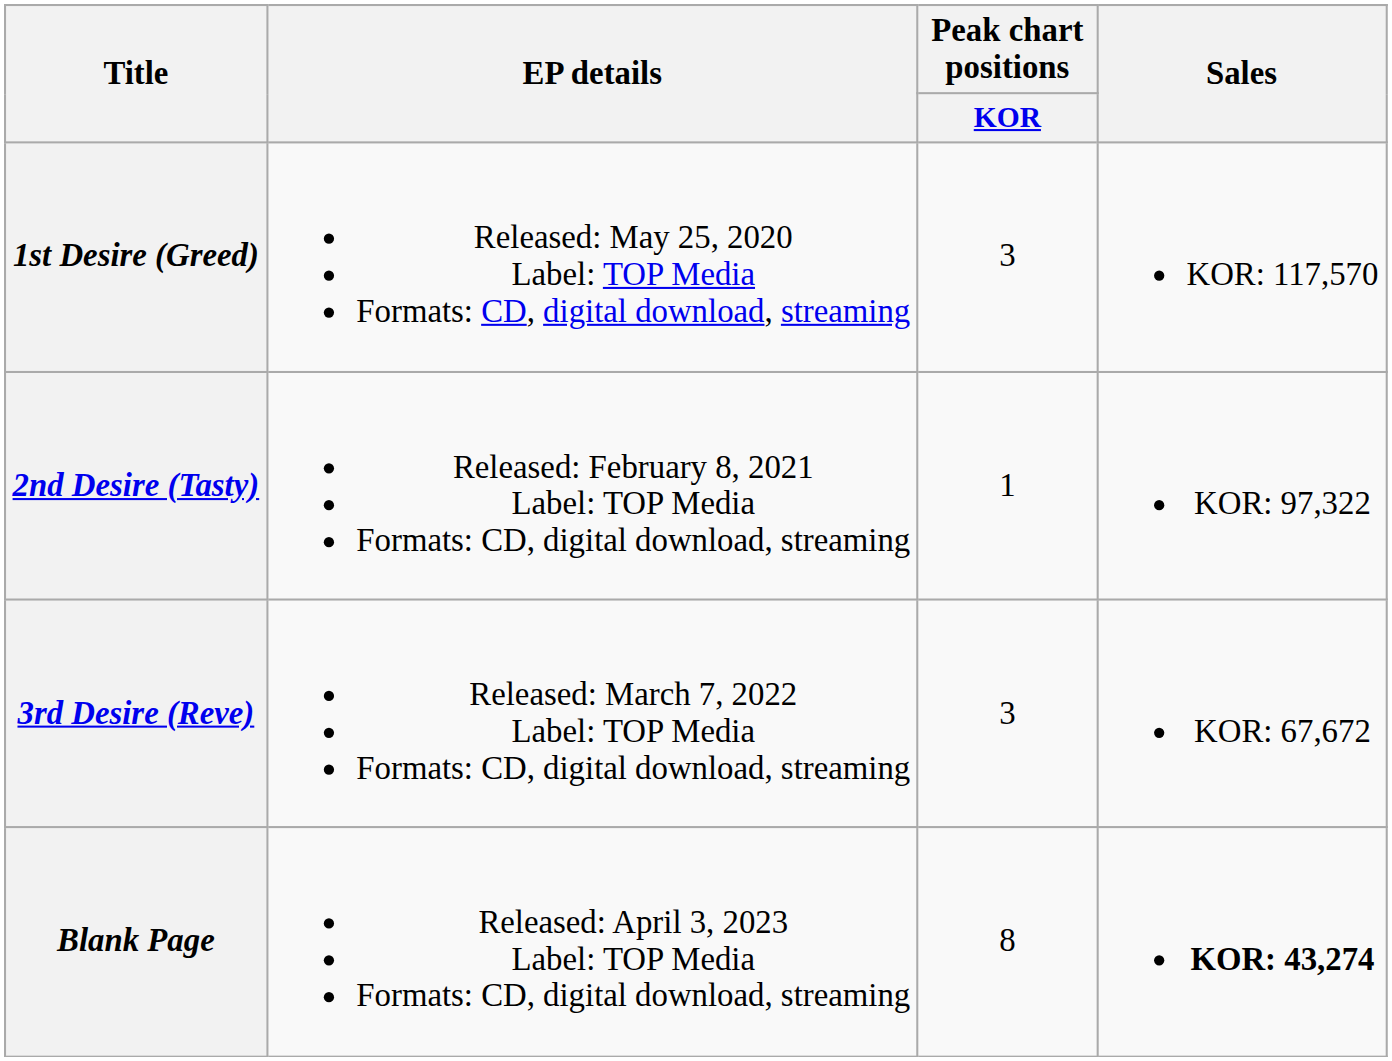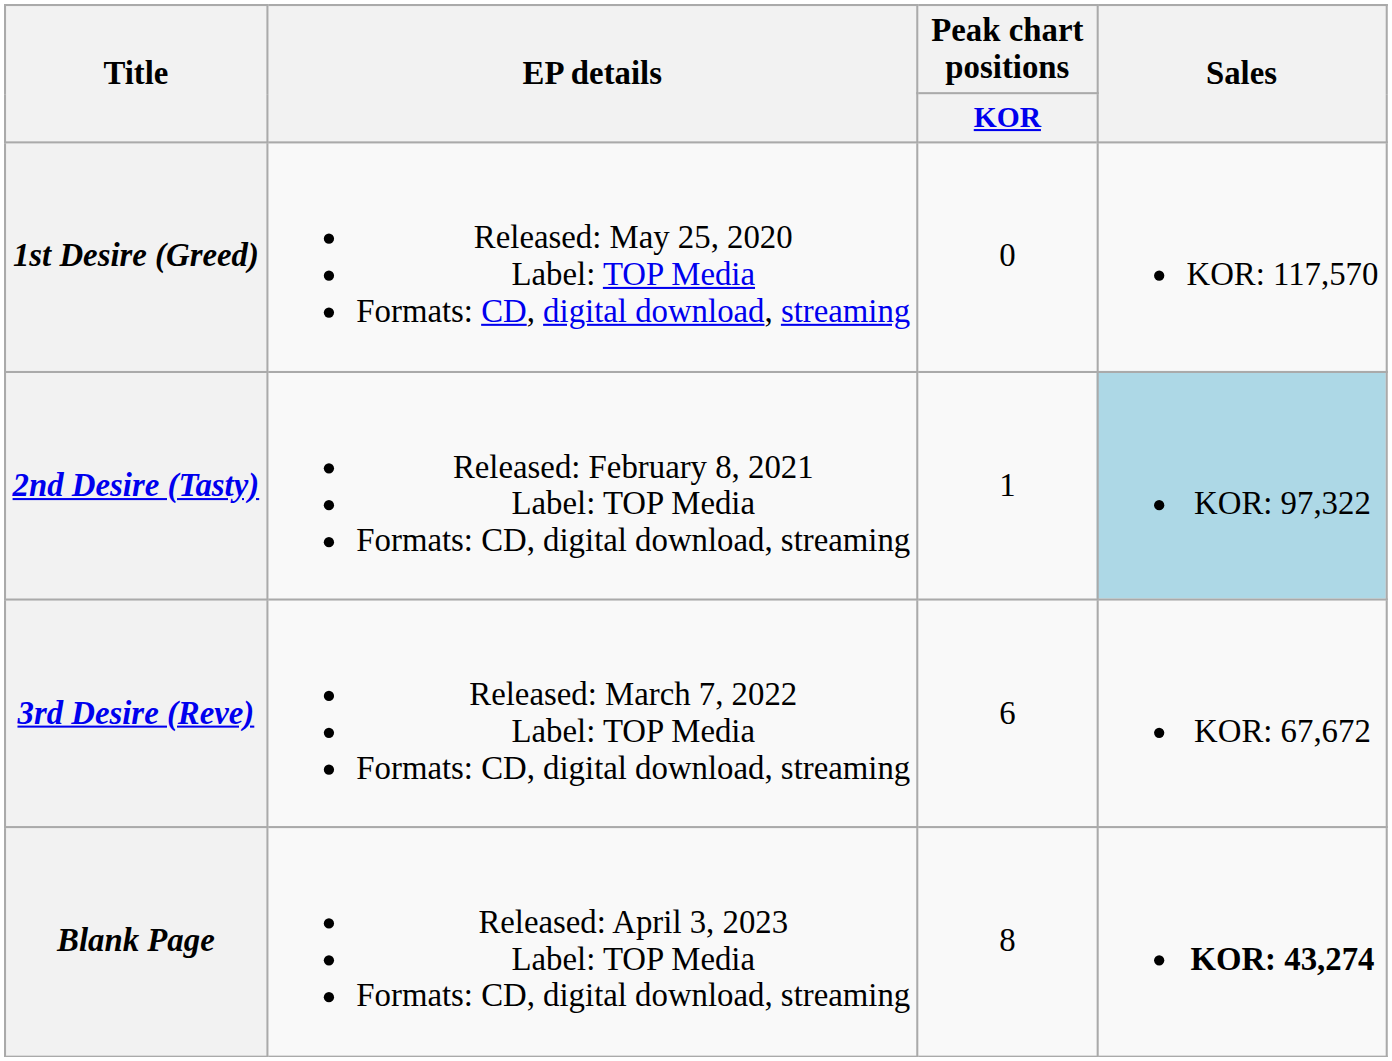(1007, 256) 3 -> (1007, 256) 0
(1241, 504) no background -> (1241, 504) lightblue background
(1007, 712) 3 -> (1007, 712) 6
